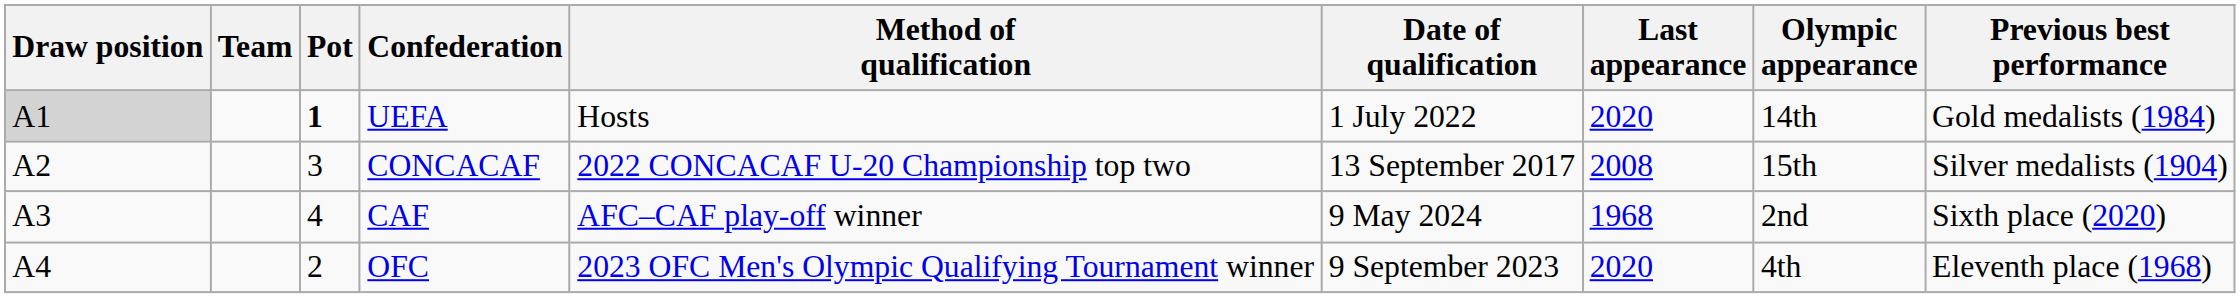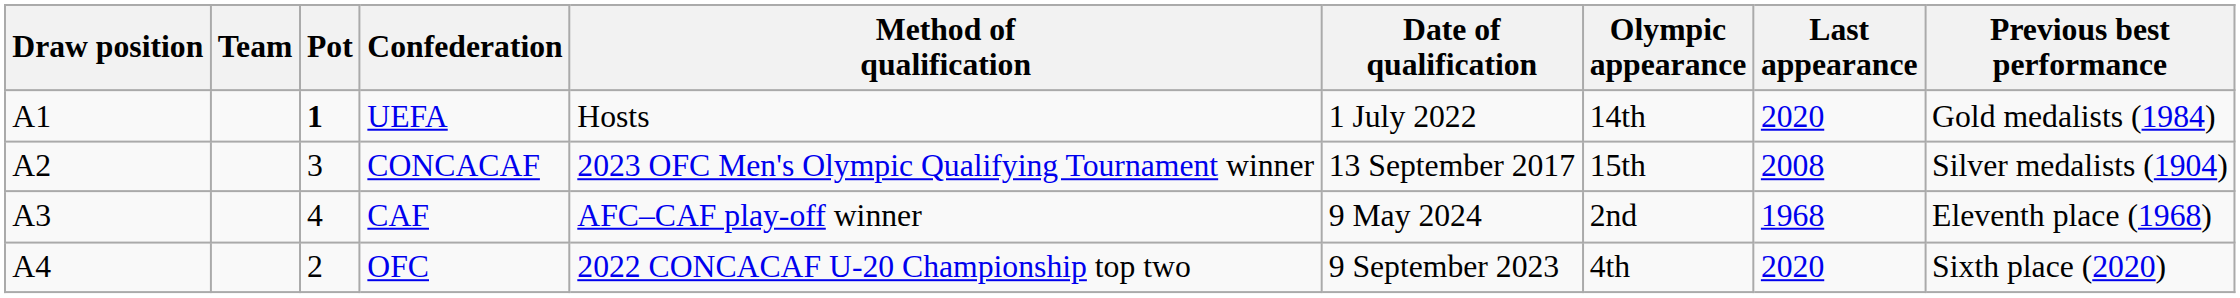columns swapped: (1839, 47) <-> (1668, 47)
(32, 115) lightgrey background -> (32, 115) no background
(884, 165) 2022 CONCACAF U-20 Championship top two -> (946, 165) 2023 OFC Men's Olympic Qualifying Tournament winner
(2049, 215) Sixth place (2020) -> (2072, 215) Eleventh place (1968)
(946, 266) 2023 OFC Men's Olympic Qualifying Tournament winner -> (884, 266) 2022 CONCACAF U-20 Championship top two
(2072, 266) Eleventh place (1968) -> (2049, 266) Sixth place (2020)
